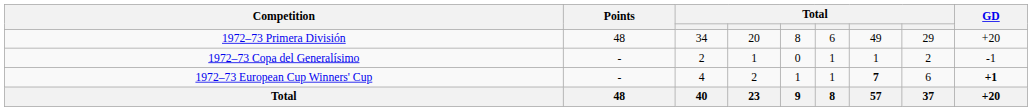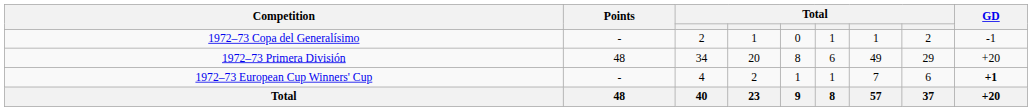rows swapped: (284, 38) <-> (284, 58)
(876, 77) bold -> (876, 77) normal
